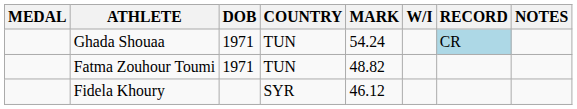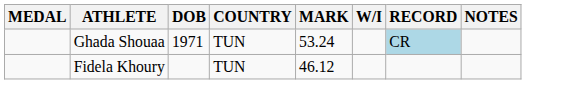(367, 41) 54.24 -> (317, 41) 53.24
- row: (144, 66)
(279, 91) SYR -> (229, 66) TUN
